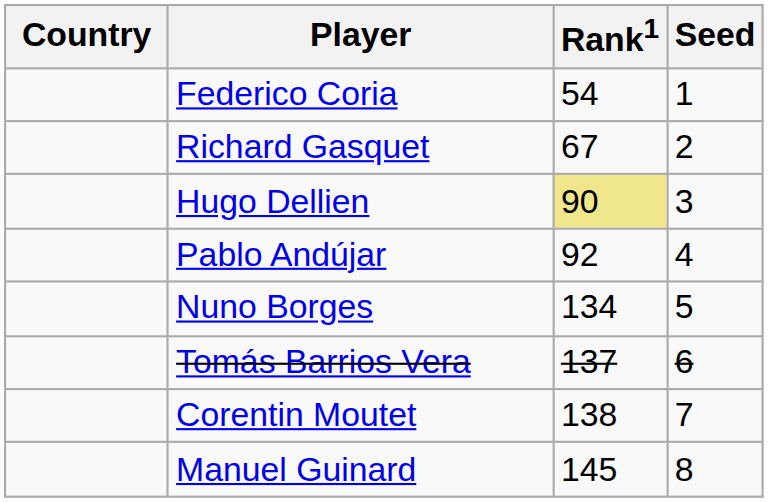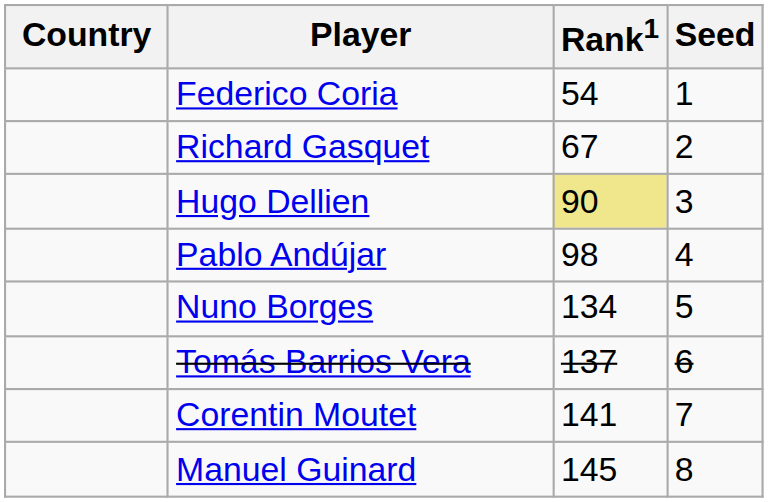(580, 254) 92 -> (580, 254) 98
(589, 415) 138 -> (589, 415) 141
